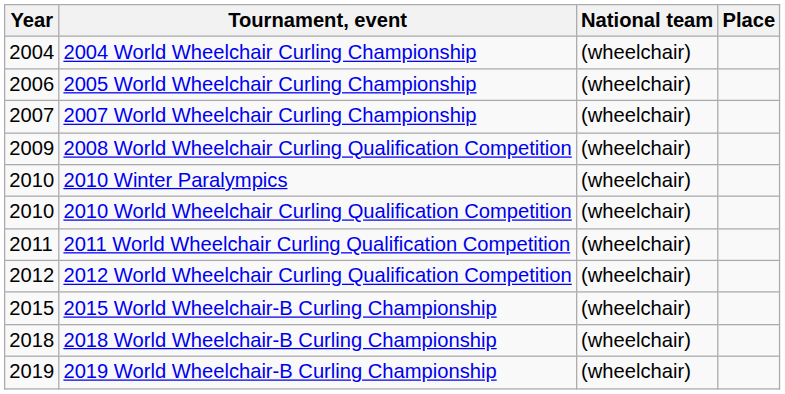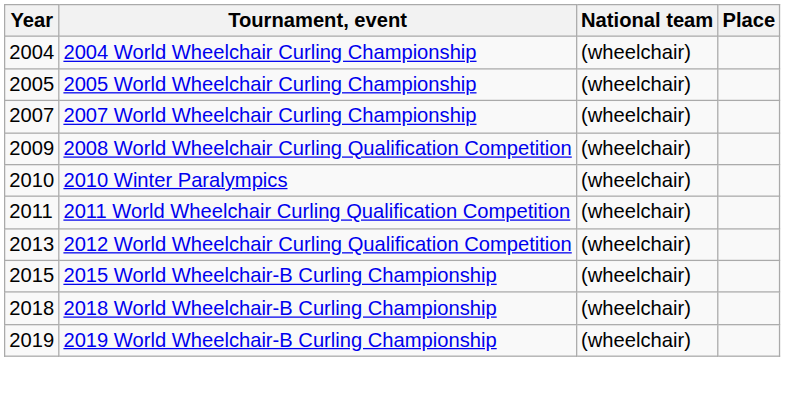(32, 84) 2006 -> (32, 84) 2005
- row: (318, 212)
(32, 276) 2012 -> (32, 244) 2013
